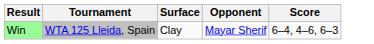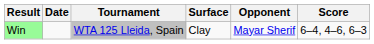+ column: (57, 13)
